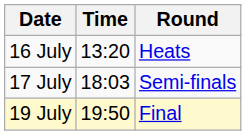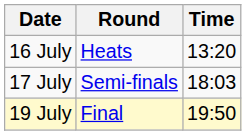columns swapped: (105, 20) <-> (188, 20)
